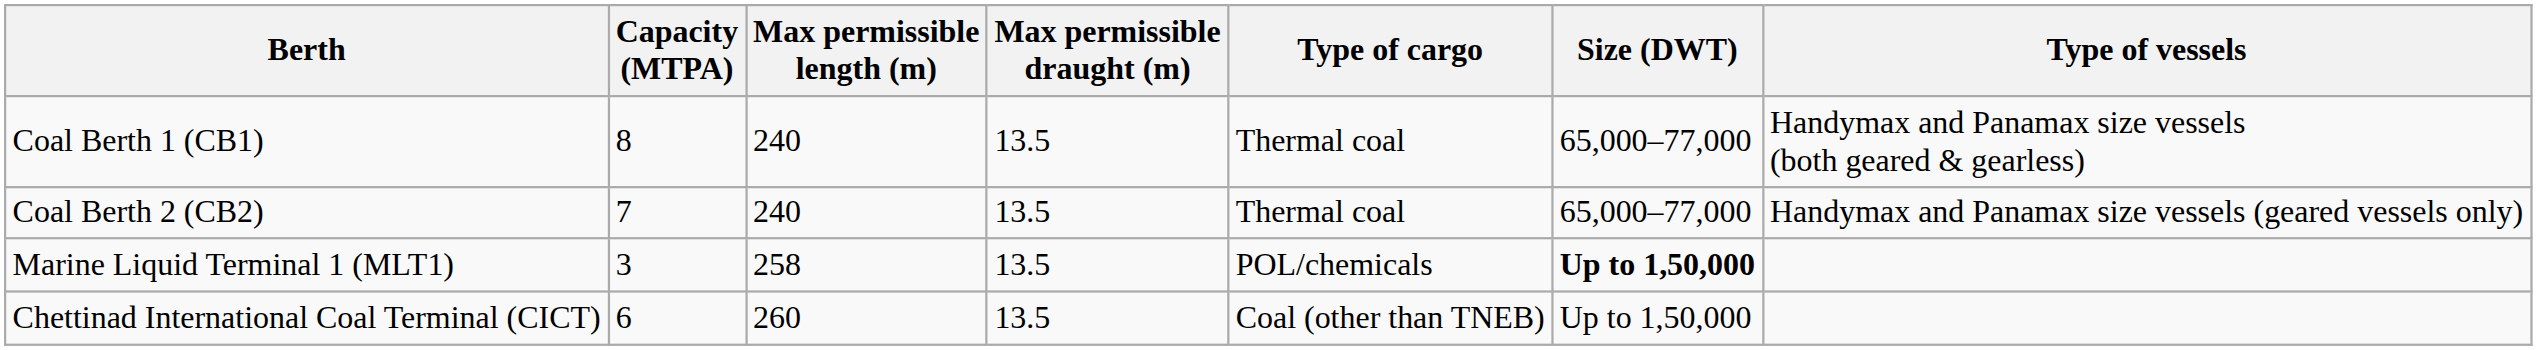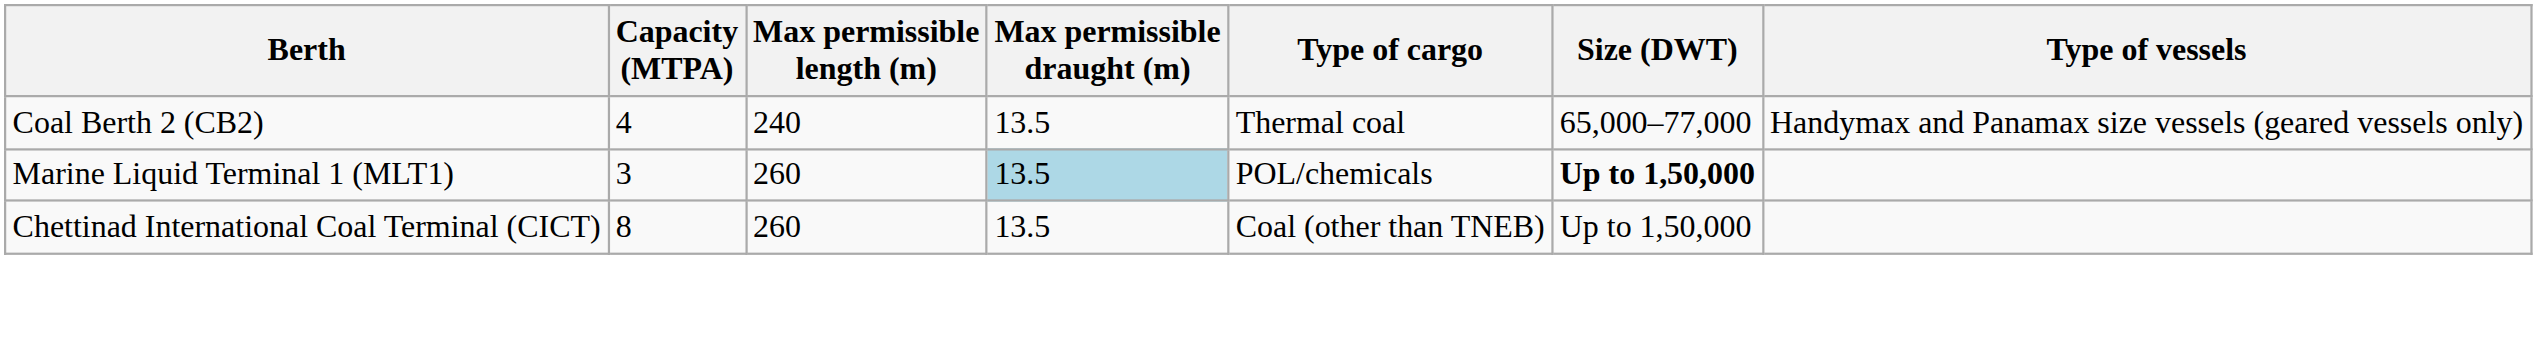- row: (138, 140)
(624, 212) 7 -> (624, 121) 4
(777, 264) 258 -> (777, 174) 260
(1022, 264) no background -> (1022, 174) lightblue background
(624, 317) 6 -> (624, 227) 8
